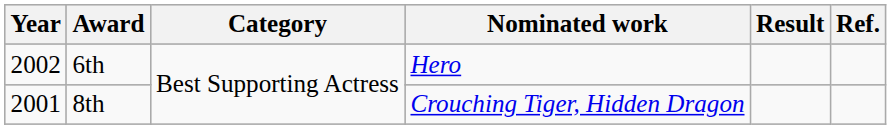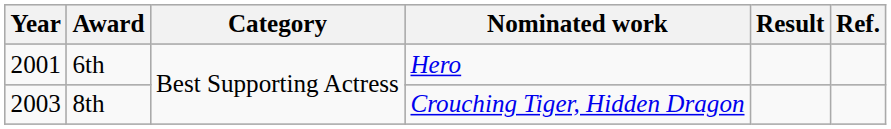(36, 64) 2002 -> (36, 64) 2001
(36, 104) 2001 -> (36, 104) 2003
